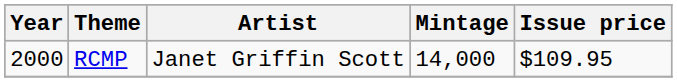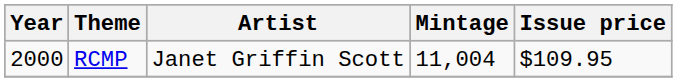(455, 59) 14,000 -> (455, 59) 11,004
